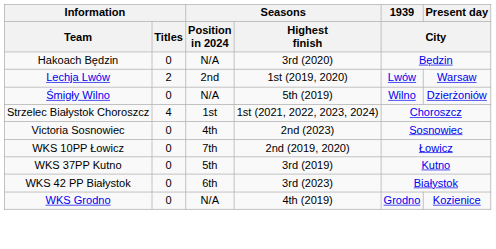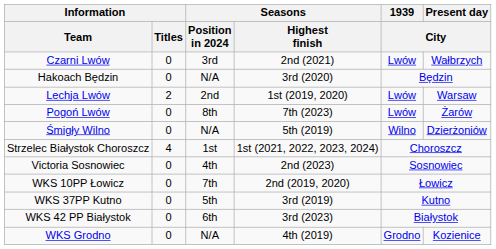+ row: (78, 60)
+ row: (78, 113)
